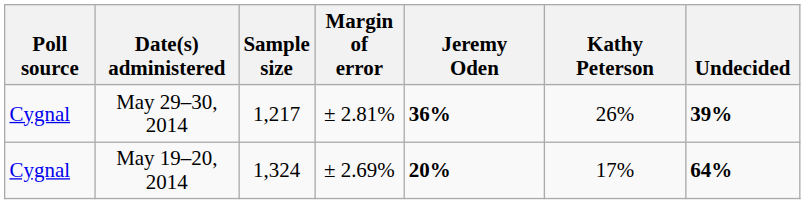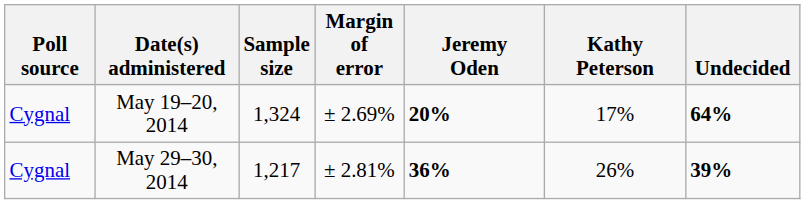rows swapped: (167, 113) <-> (167, 170)
